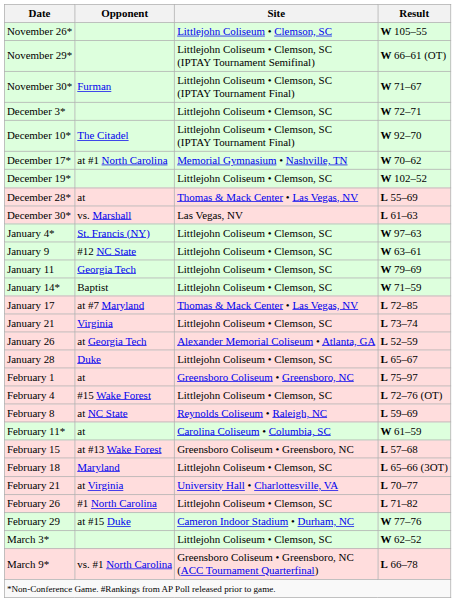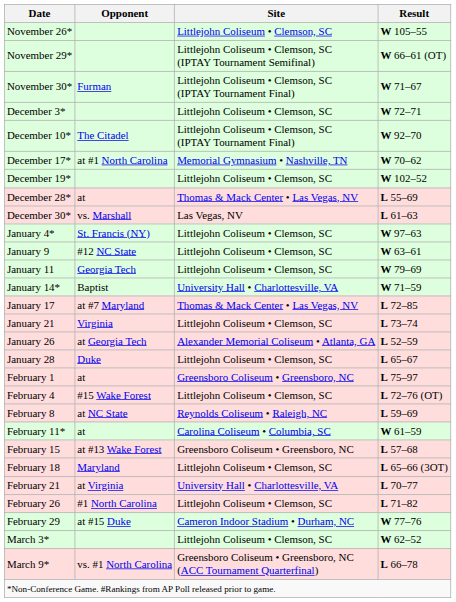(255, 287) Littlejohn Coliseum • Clemson, SC -> (258, 287) University Hall • Charlottesville, VA
